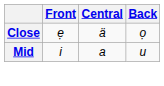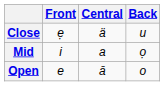(143, 33) ọ -> (143, 33) u
(143, 52) u -> (143, 52) ọ
+ row: (23, 71)
